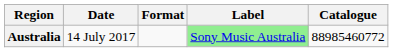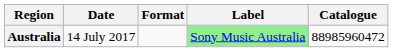(348, 36) 88985460772 -> (348, 36) 88985960472
